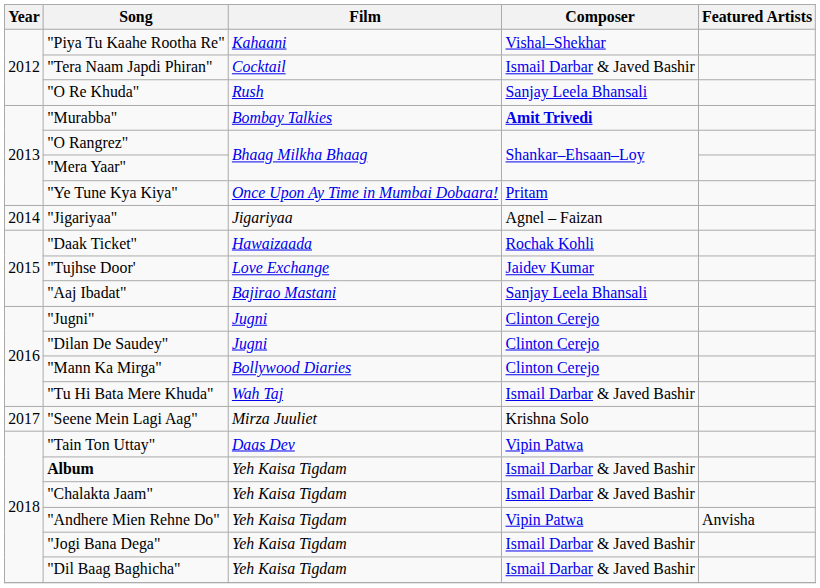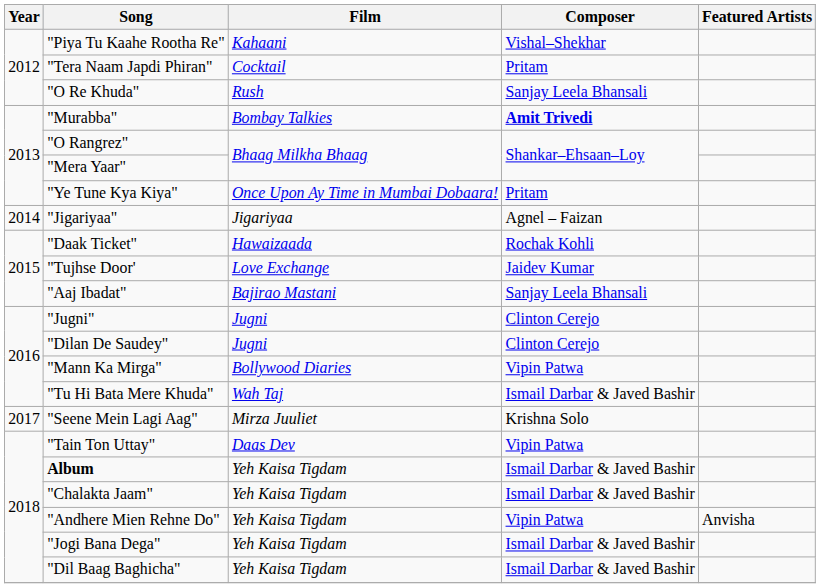(600, 67) Ismail Darbar & Javed Bashir -> (527, 67) Pritam
(552, 368) Clinton Cerejo -> (544, 368) Vipin Patwa
